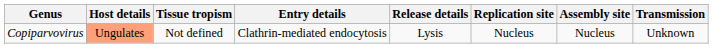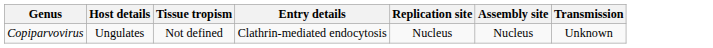- column: (430, 14)
(120, 33) lightsalmon background -> (120, 33) no background
